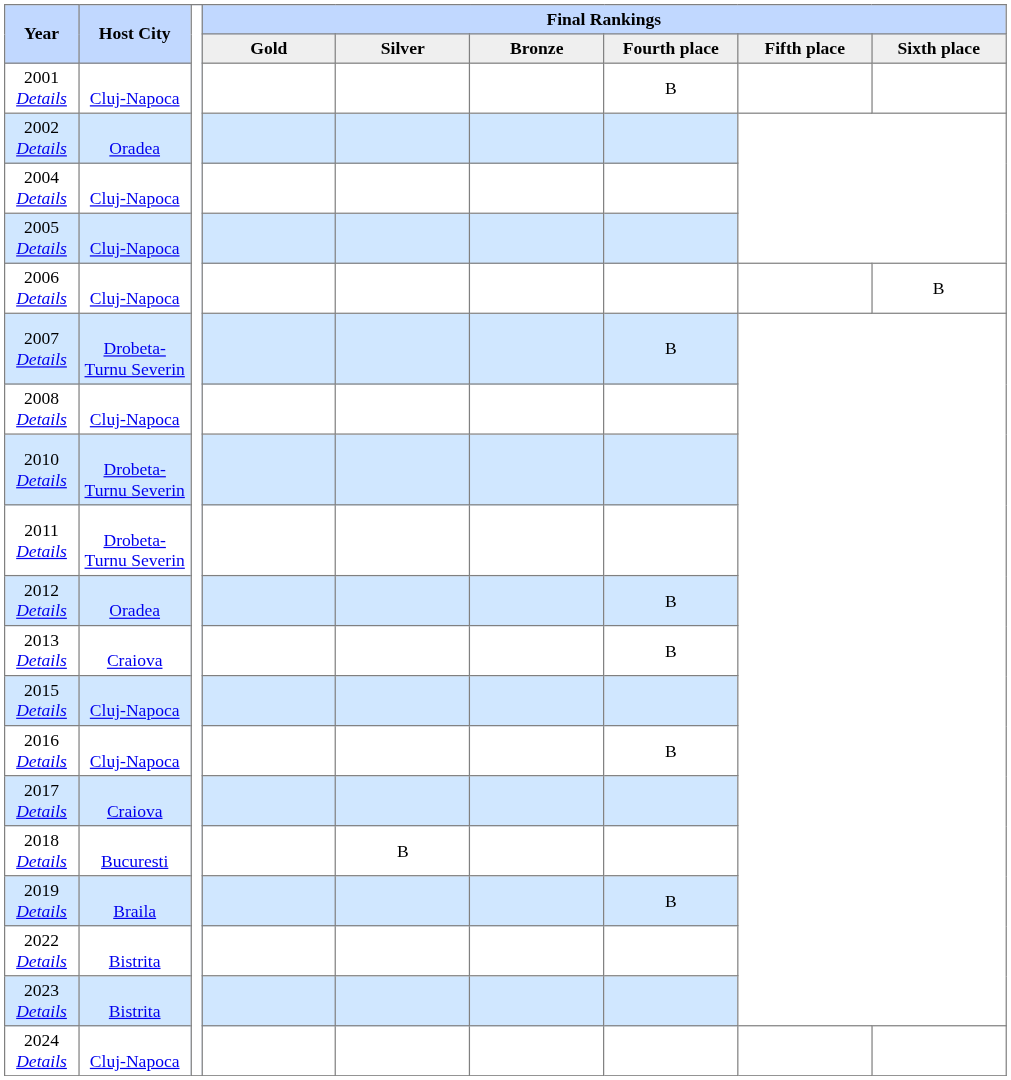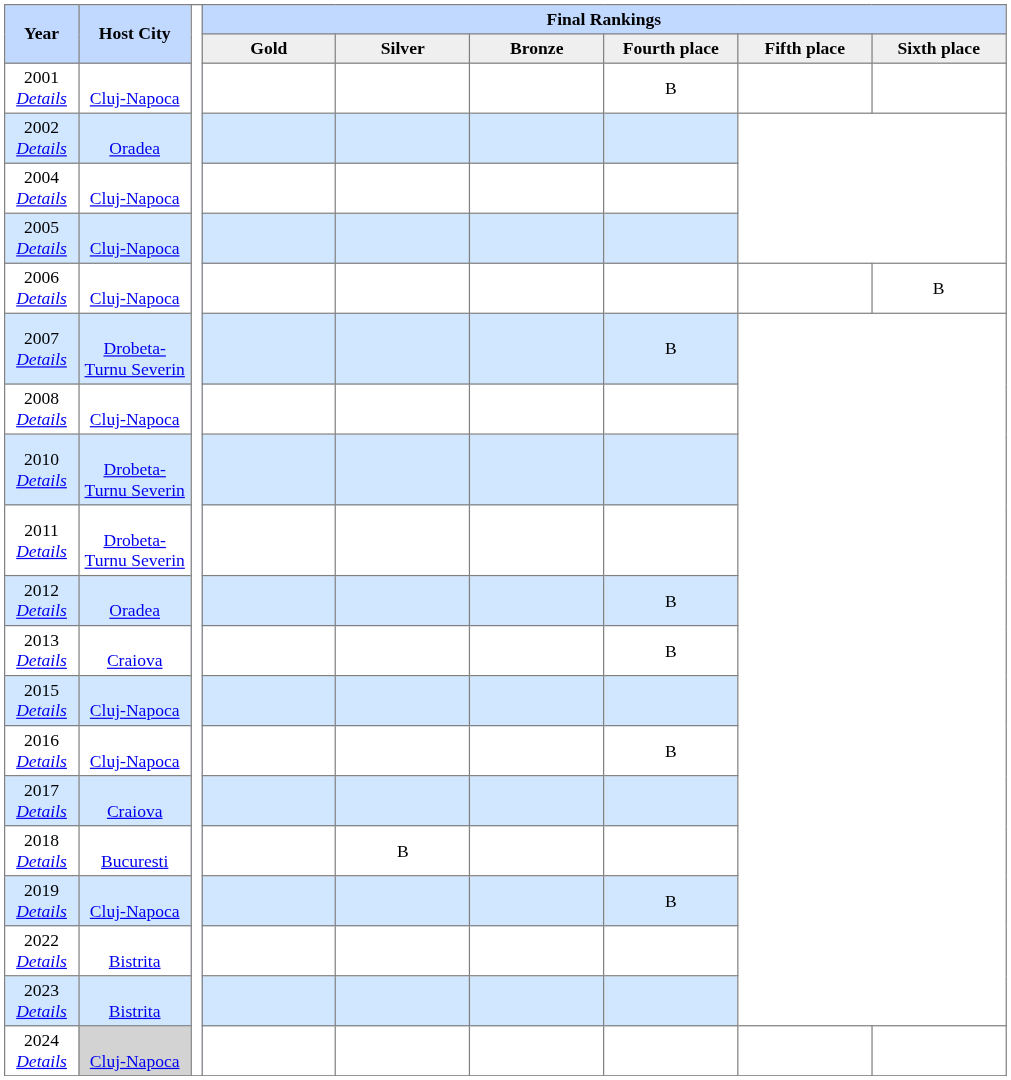(135, 910) Braila -> (135, 910) Cluj-Napoca
(135, 1061) no background -> (135, 1061) lightgrey background
